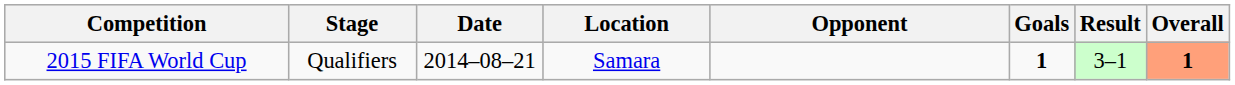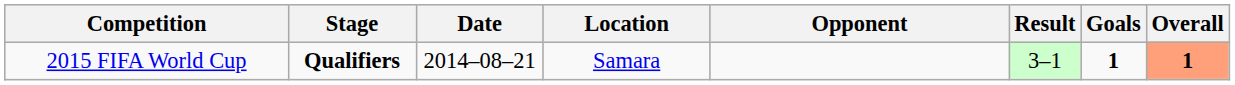columns swapped: (1042, 23) <-> (1110, 23)
(352, 60) normal -> (352, 60) bold
